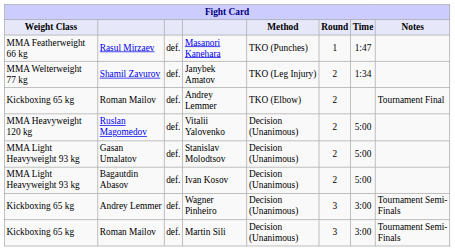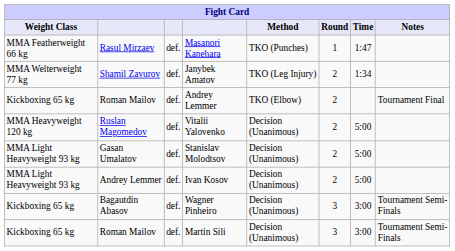(119, 180) Bagautdin Abasov -> (131, 180) Andrey Lemmer
(131, 206) Andrey Lemmer -> (119, 206) Bagautdin Abasov
